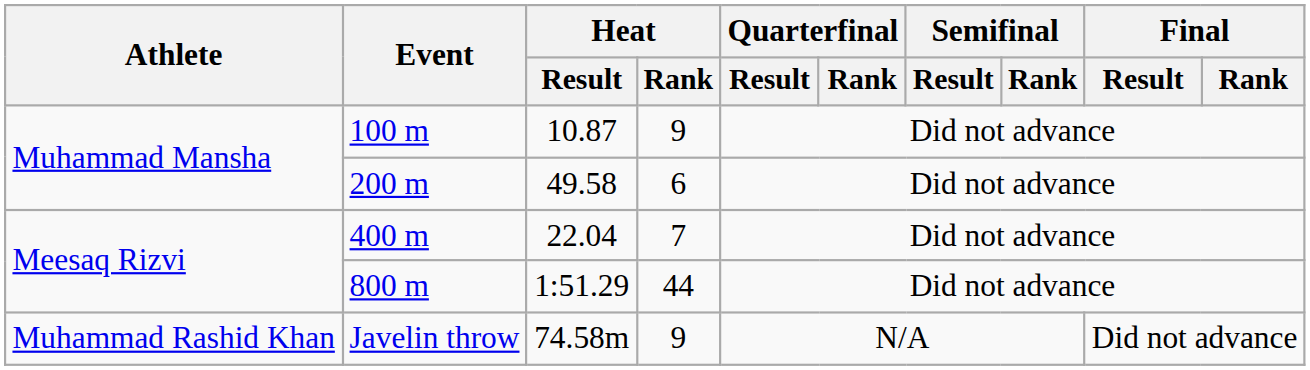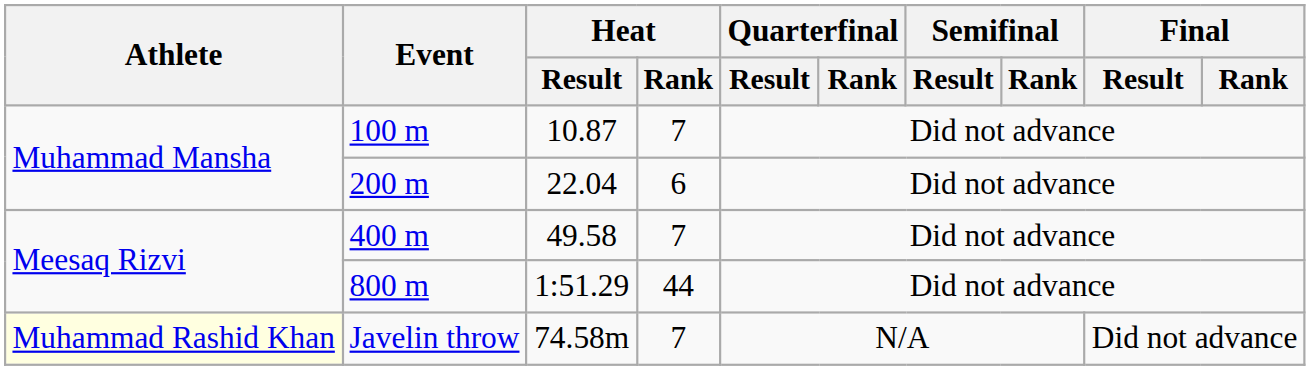(678, 131) 9 -> (678, 131) 7
(582, 183) 49.58 -> (582, 183) 22.04
(582, 235) 22.04 -> (582, 235) 49.58
(174, 338) no background -> (174, 338) lightyellow background
(678, 338) 9 -> (678, 338) 7
